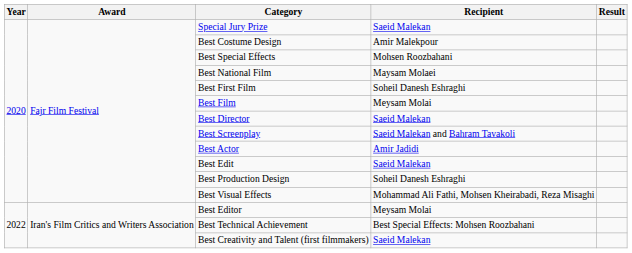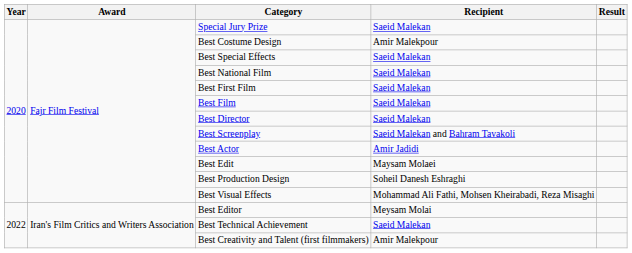(413, 57) Mohsen Roozbahani -> (402, 57) Saeid Malekan
(404, 73) Maysam Molaei -> (402, 73) Saeid Malekan
(419, 88) Soheil Danesh Eshraghi -> (402, 88) Saeid Malekan
(402, 103) Meysam Molai -> (402, 103) Saeid Malekan
(402, 164) Saeid Malekan -> (404, 164) Maysam Molaei
(454, 225) Best Special Effects: Mohsen Roozbahani -> (402, 225) Saeid Malekan
(402, 240) Saeid Malekan -> (406, 240) Amir Malekpour
